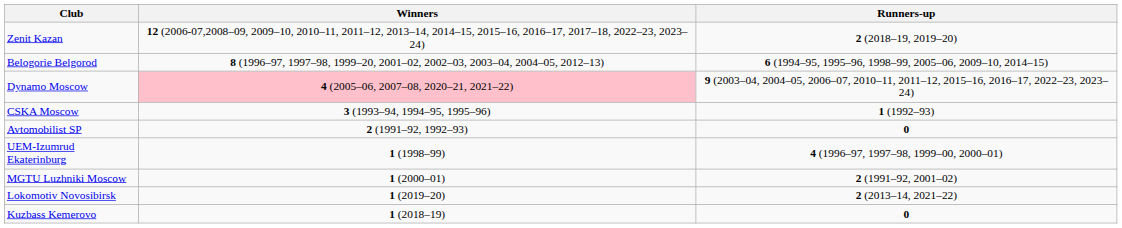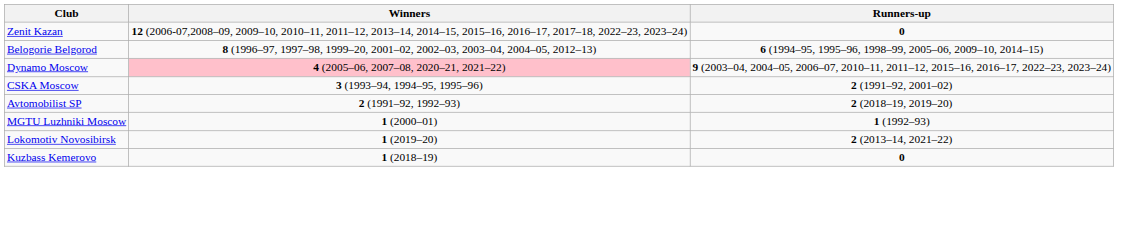(906, 37) 2 (2018–19, 2019–20) -> (902, 31) 0
(906, 111) 1 (1992–93) -> (902, 85) 2 (1991–92, 2001–02)
(906, 129) 0 -> (902, 103) 2 (2018–19, 2019–20)
- row: (41, 153)
(906, 177) 2 (1991–92, 2001–02) -> (902, 121) 1 (1992–93)
